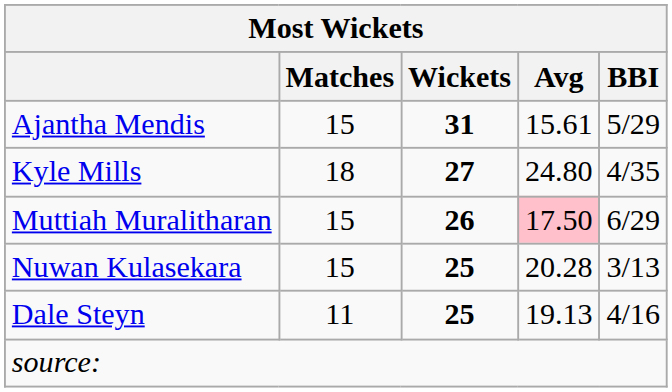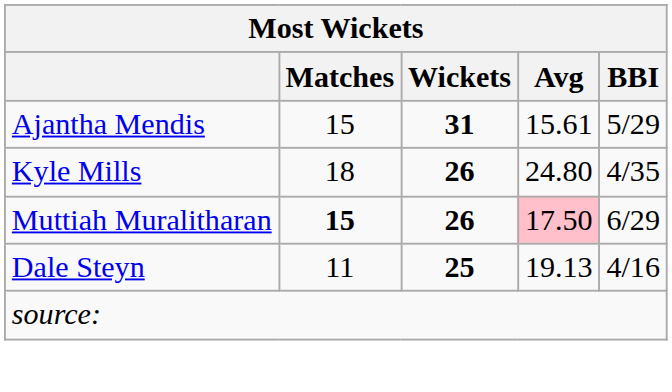(460, 171) 27 -> (460, 171) 26
(340, 219) normal -> (340, 219) bold
- row: (127, 266)
